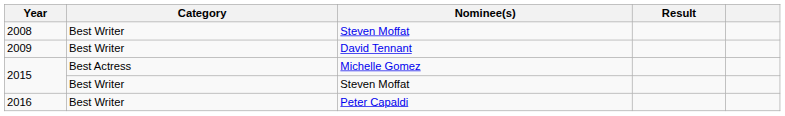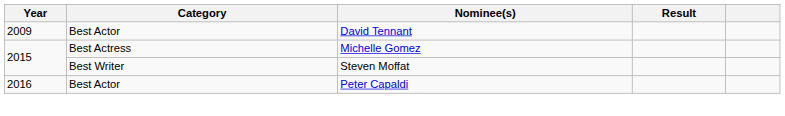- row: (19, 31)
(97, 48) Best Writer -> (94, 31) Best Actor
(97, 102) Best Writer -> (94, 84) Best Actor
